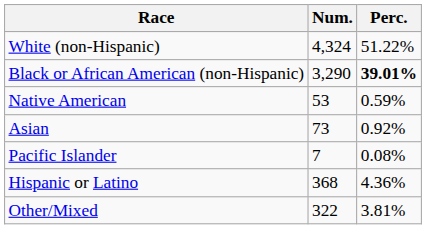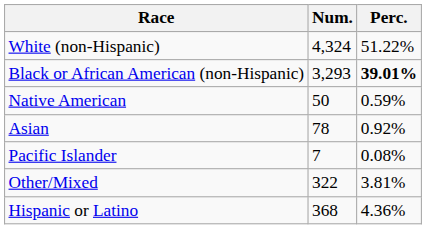(332, 73) 3,290 -> (332, 73) 3,293
(321, 100) 53 -> (321, 100) 50
(321, 127) 73 -> (321, 127) 78
rows swapped: (53, 210) <-> (73, 182)
